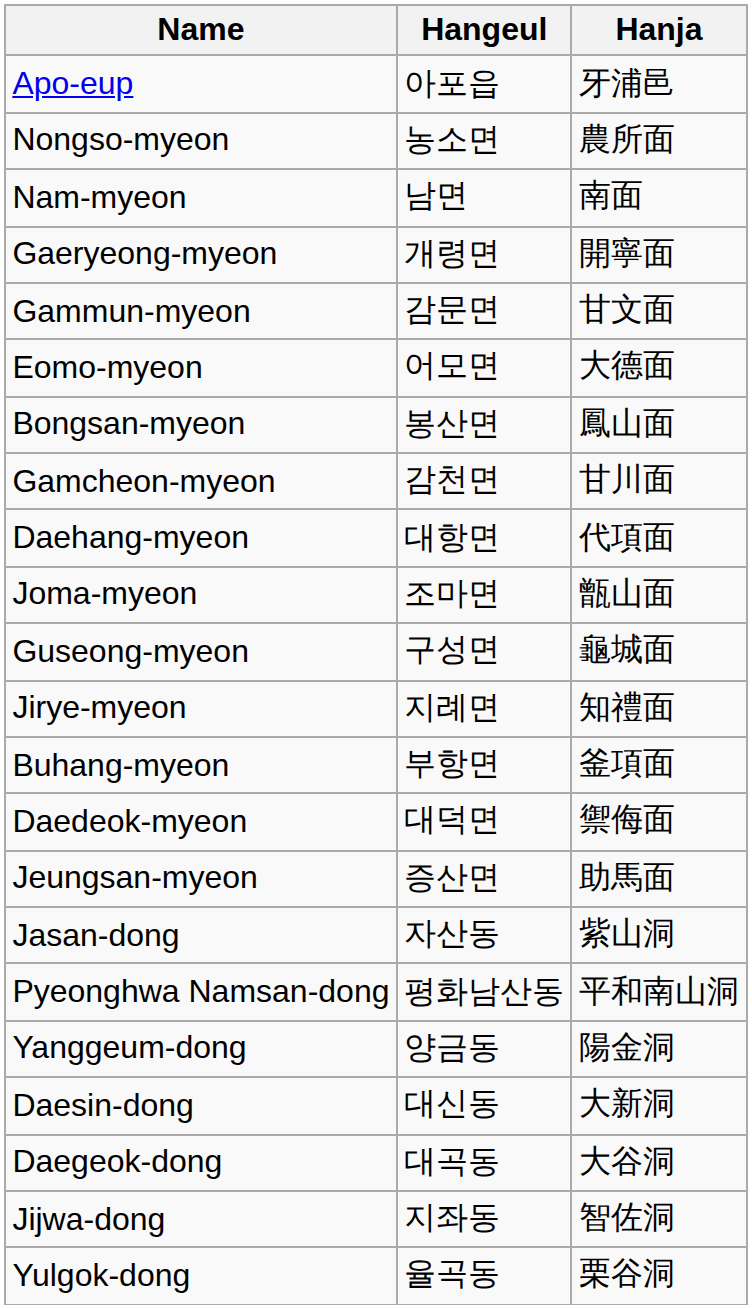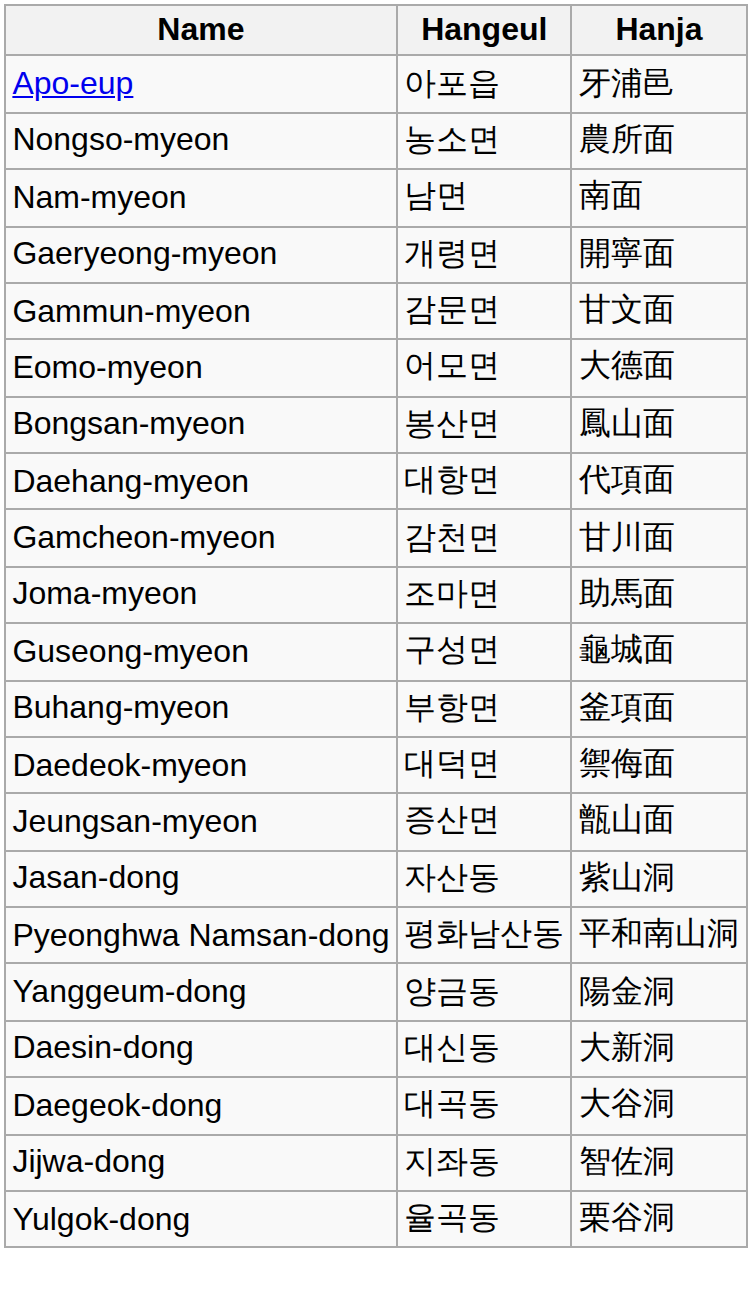rows swapped: (131, 537) <-> (144, 480)
(627, 593) 甑山面 -> (627, 593) 助馬面
- row: (100, 707)
(627, 877) 助馬面 -> (627, 820) 甑山面
